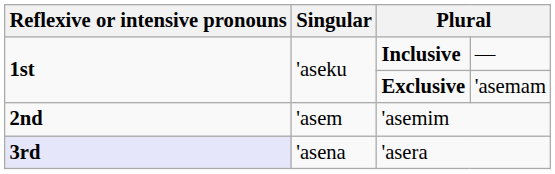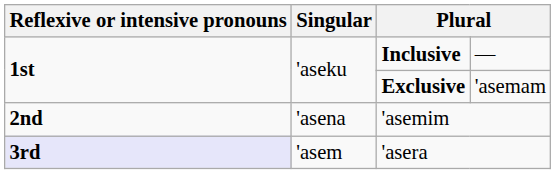(319, 119) 'asem -> (321, 119) 'asena
(321, 151) 'asena -> (319, 151) 'asem
